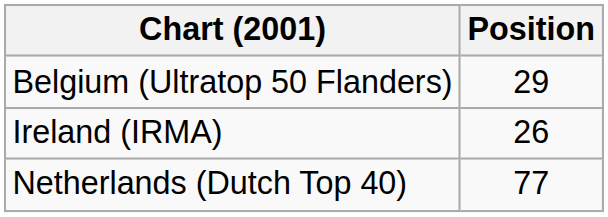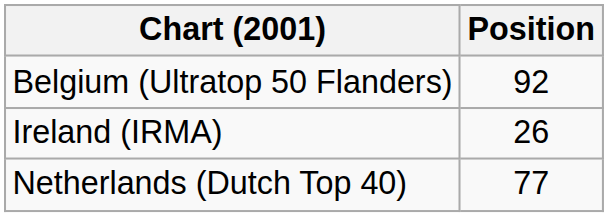(531, 81) 29 -> (531, 81) 92
